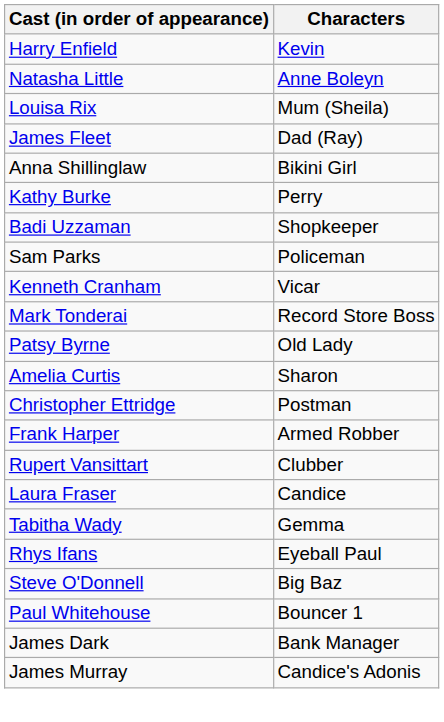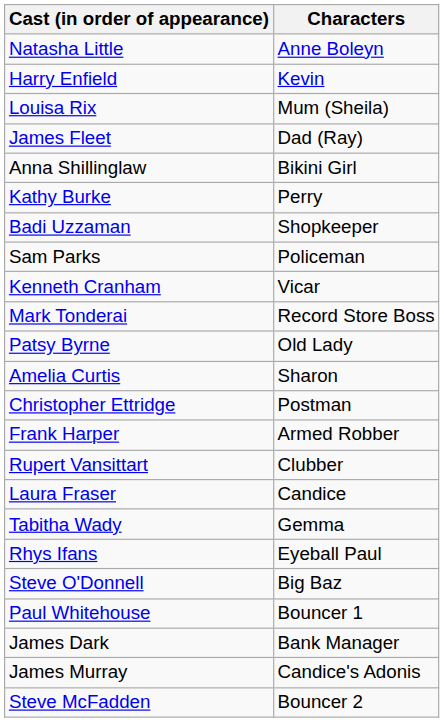rows swapped: (66, 78) <-> (63, 49)
+ row: (80, 702)
